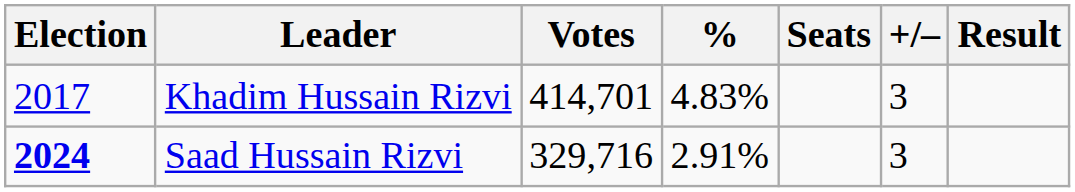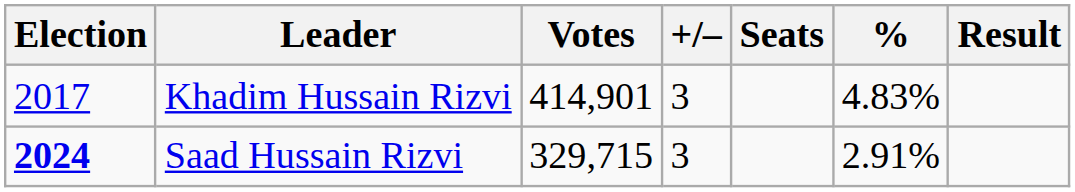columns swapped: (720, 34) <-> (914, 34)
(591, 95) 414,701 -> (591, 95) 414,901
(591, 155) 329,716 -> (591, 155) 329,715
